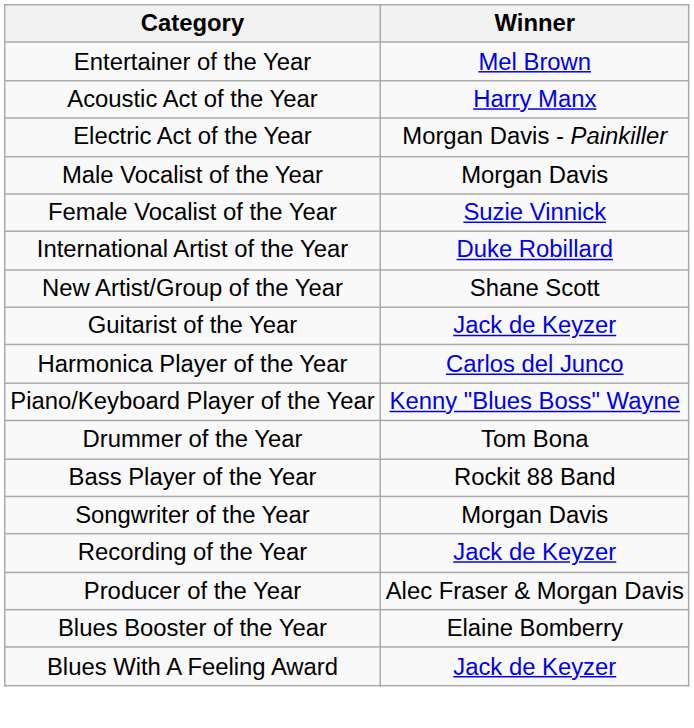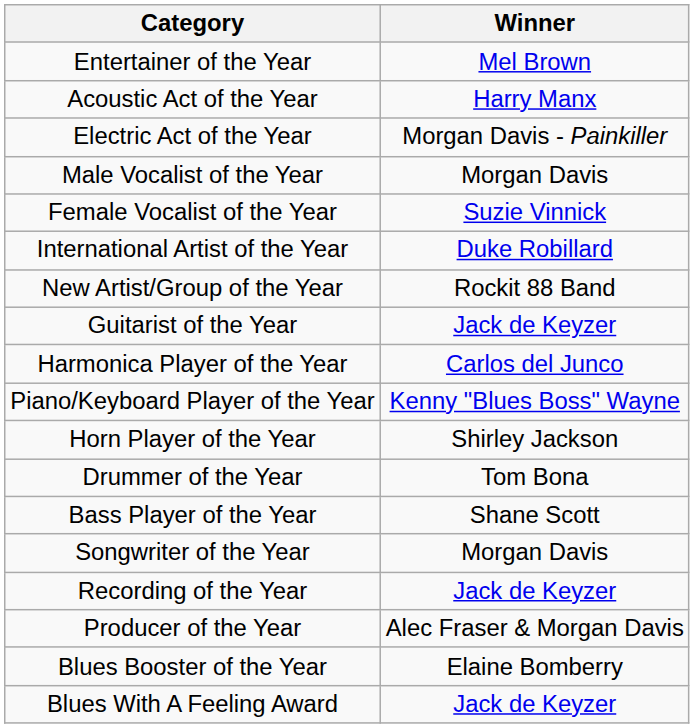(535, 288) Shane Scott -> (535, 288) Rockit 88 Band
+ row: (192, 439)
(535, 477) Rockit 88 Band -> (535, 514) Shane Scott
